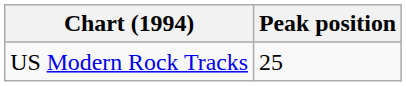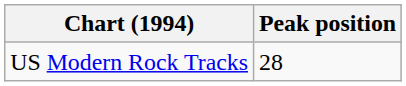(271, 61) 25 -> (271, 61) 28
